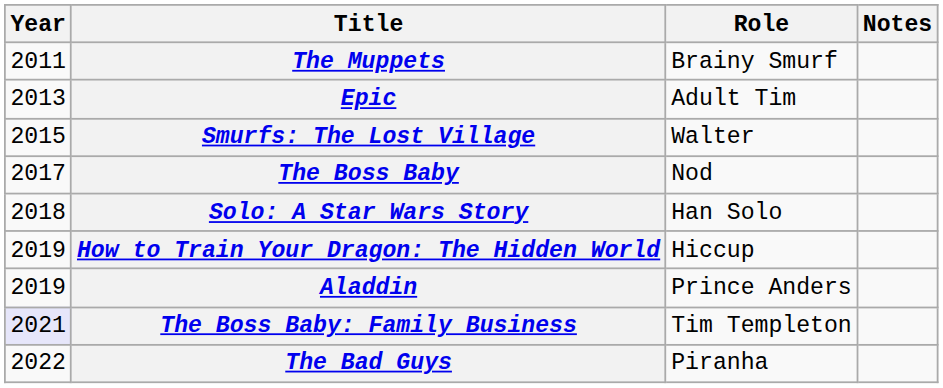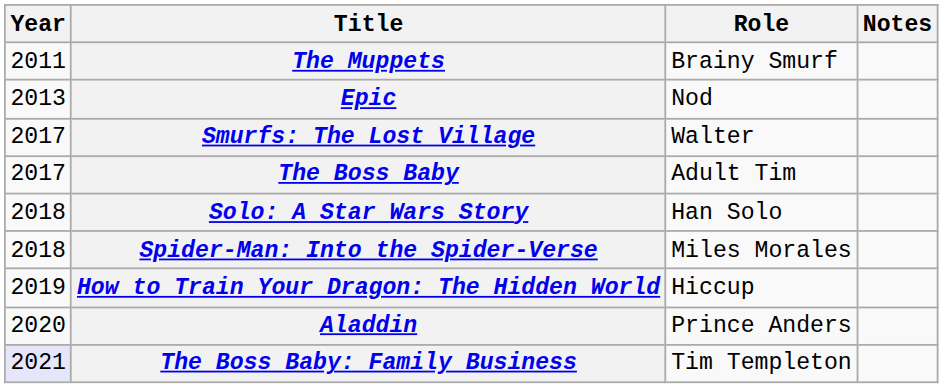(734, 99) Adult Tim -> (692, 99) Nod
(38, 137) 2015 -> (38, 137) 2017
(692, 175) Nod -> (734, 175) Adult Tim
+ row: (369, 250)
(38, 288) 2019 -> (38, 325) 2020
- row: (369, 363)
